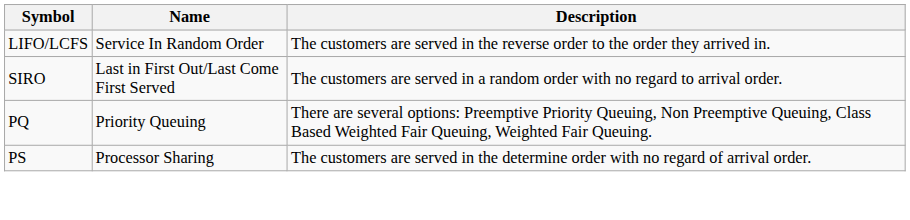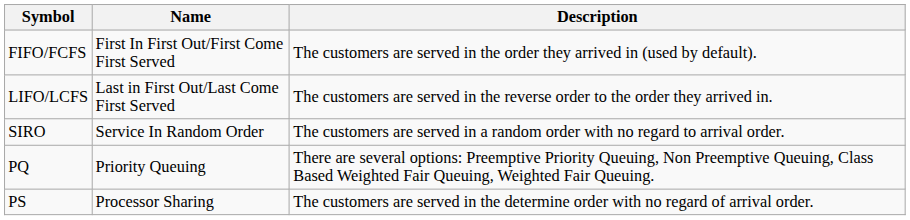+ row: (47, 52)
(180, 43) Service In Random Order -> (187, 96) Last in First Out/Last Come First Served
(187, 78) Last in First Out/Last Come First Served -> (180, 131) Service In Random Order
